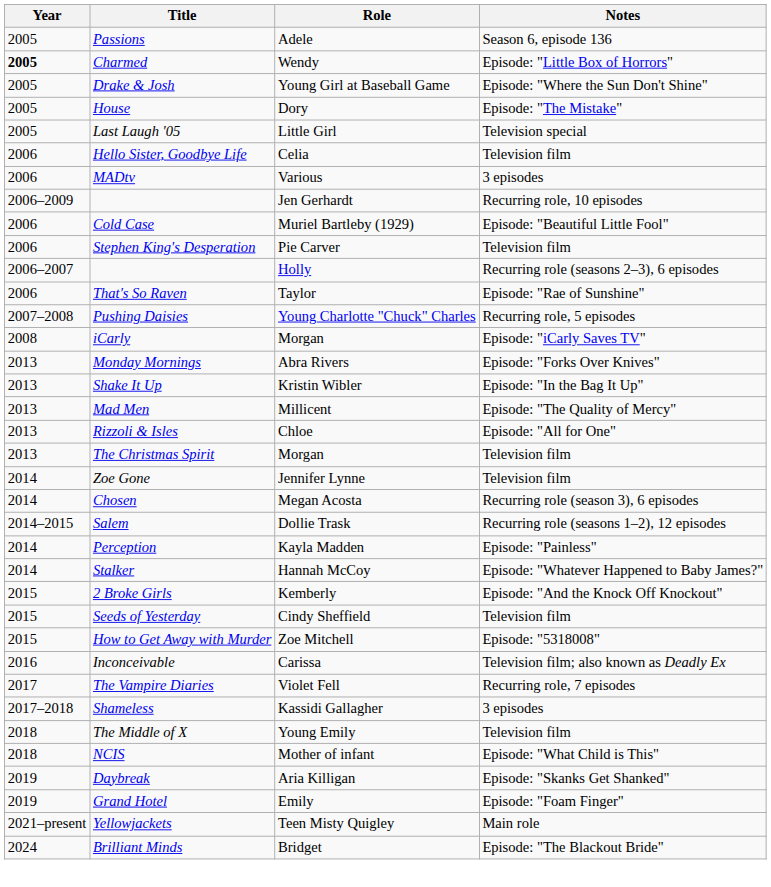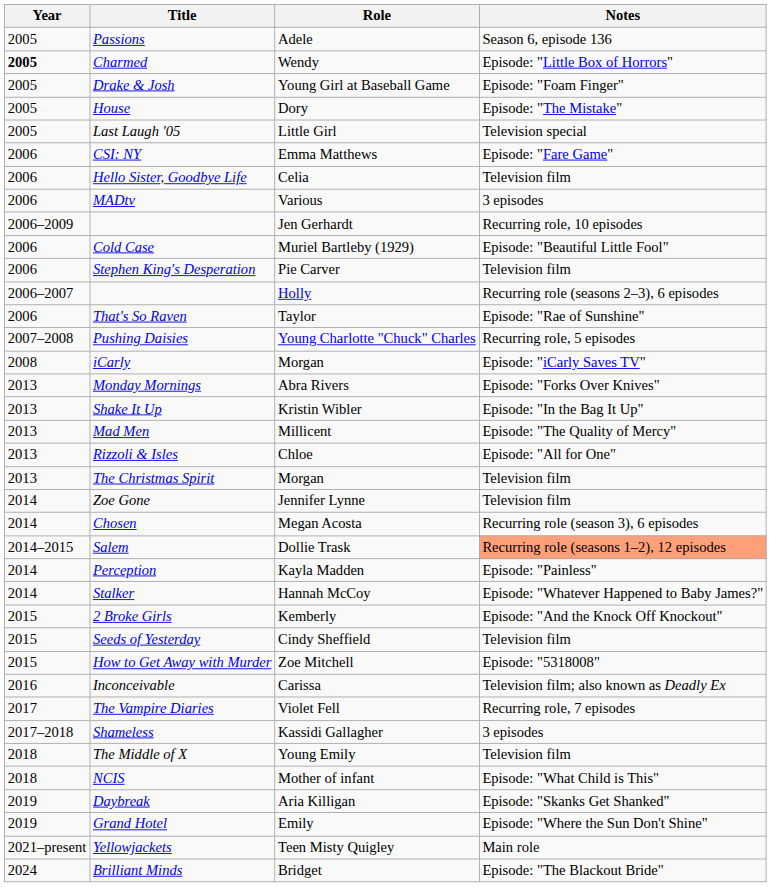(595, 85) Episode: "Where the Sun Don't Shine" -> (553, 85) Episode: "Foam Finger"
+ row: (117, 154)
(604, 524) no background -> (604, 547) lightsalmon background
(553, 801) Episode: "Foam Finger" -> (595, 824) Episode: "Where the Sun Don't Shine"
